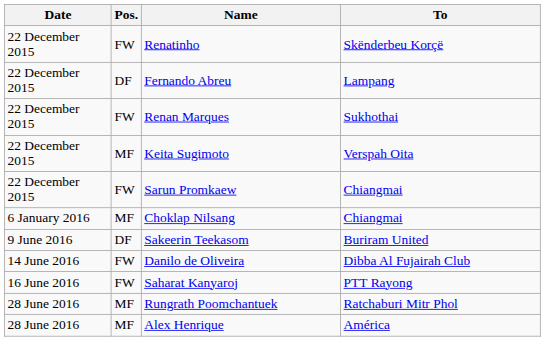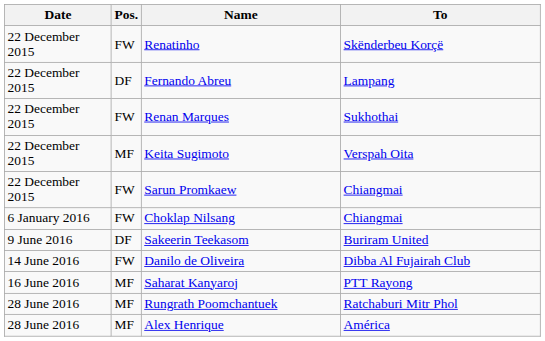(124, 218) MF -> (125, 218) FW
(125, 282) FW -> (124, 282) MF
